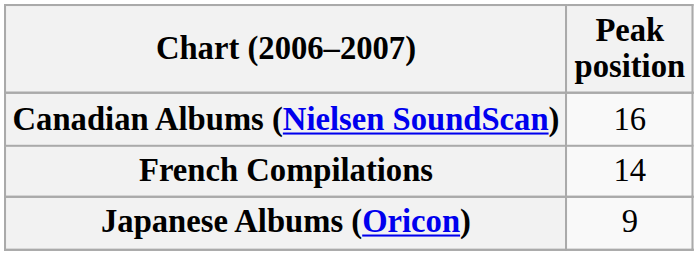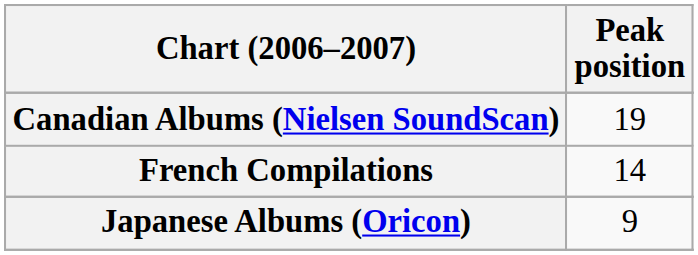(630, 118) 16 -> (630, 118) 19
